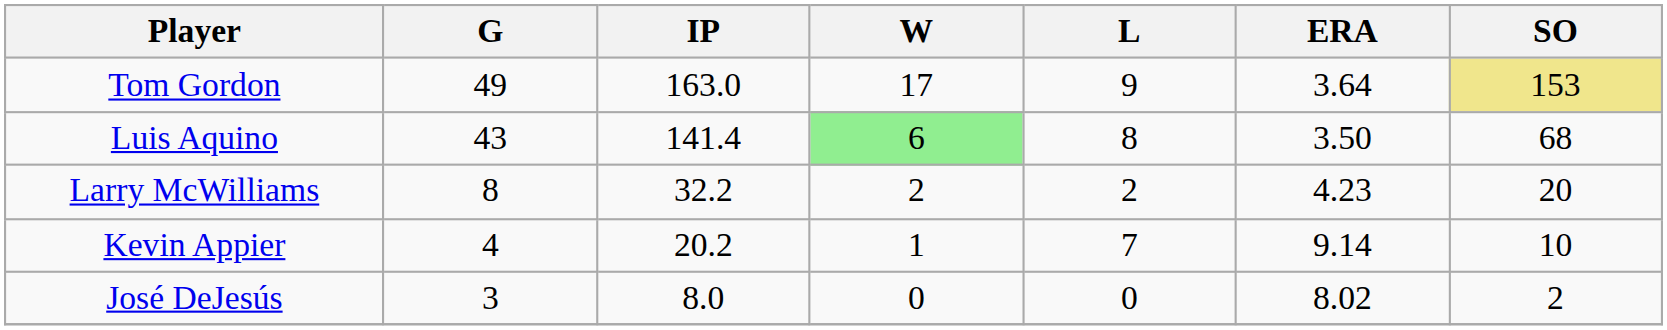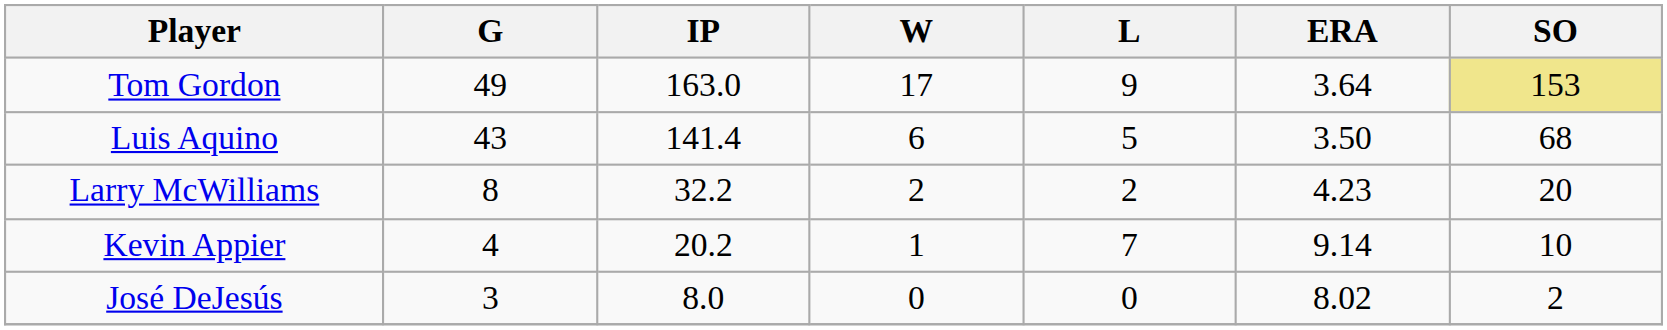(916, 137) lightgreen background -> (916, 137) no background
(1129, 137) 8 -> (1129, 137) 5
